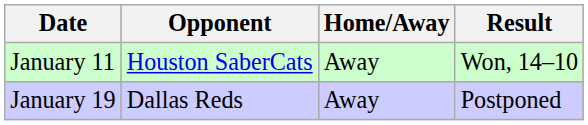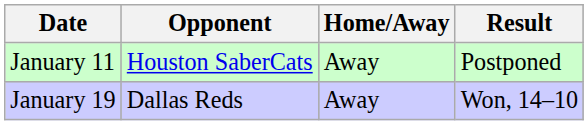(519, 61) Won, 14–10 -> (511, 61) Postponed
(511, 100) Postponed -> (519, 100) Won, 14–10
